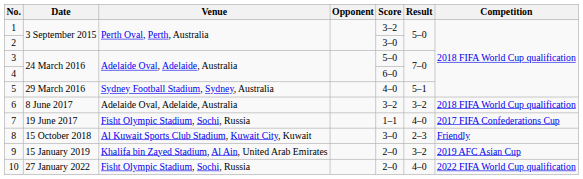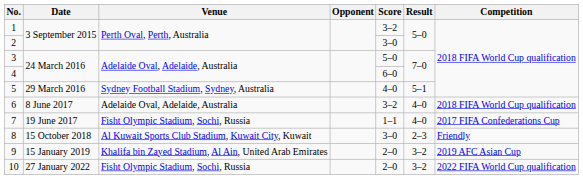(419, 105) 3–2 -> (419, 105) 4–0
(419, 167) 4–0 -> (419, 167) 3–2
